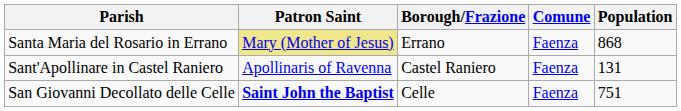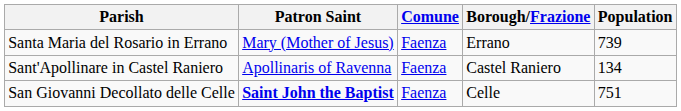columns swapped: (562, 17) <-> (463, 17)
(318, 42) khaki background -> (318, 42) no background
(610, 42) 868 -> (610, 42) 739
(610, 67) 131 -> (610, 67) 134
